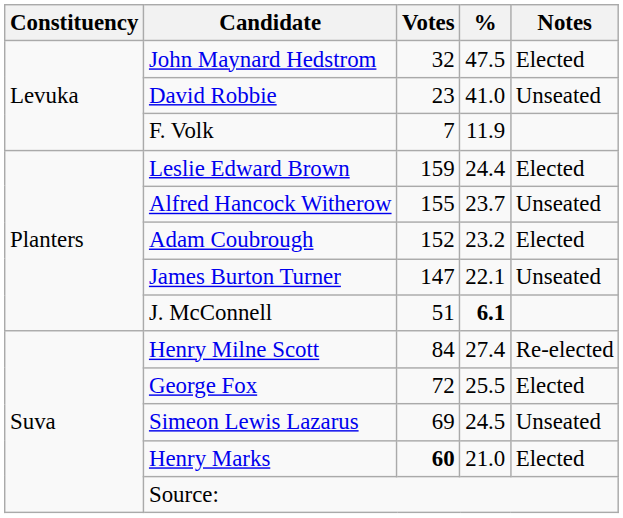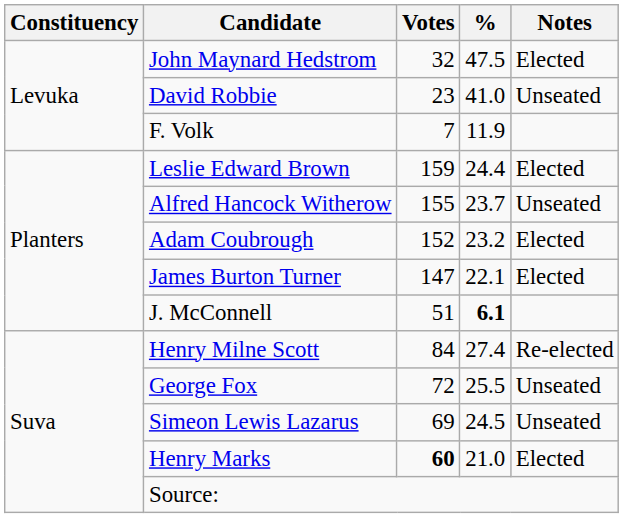(558, 276) Unseated -> (550, 276) Elected
(550, 385) Elected -> (558, 385) Unseated
